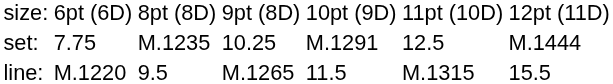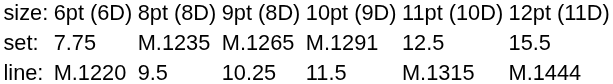(249, 43) 10.25 -> (258, 43) M.1265
(545, 43) M.1444 -> (530, 43) 15.5
(258, 72) M.1265 -> (249, 72) 10.25
(530, 72) 15.5 -> (545, 72) M.1444
